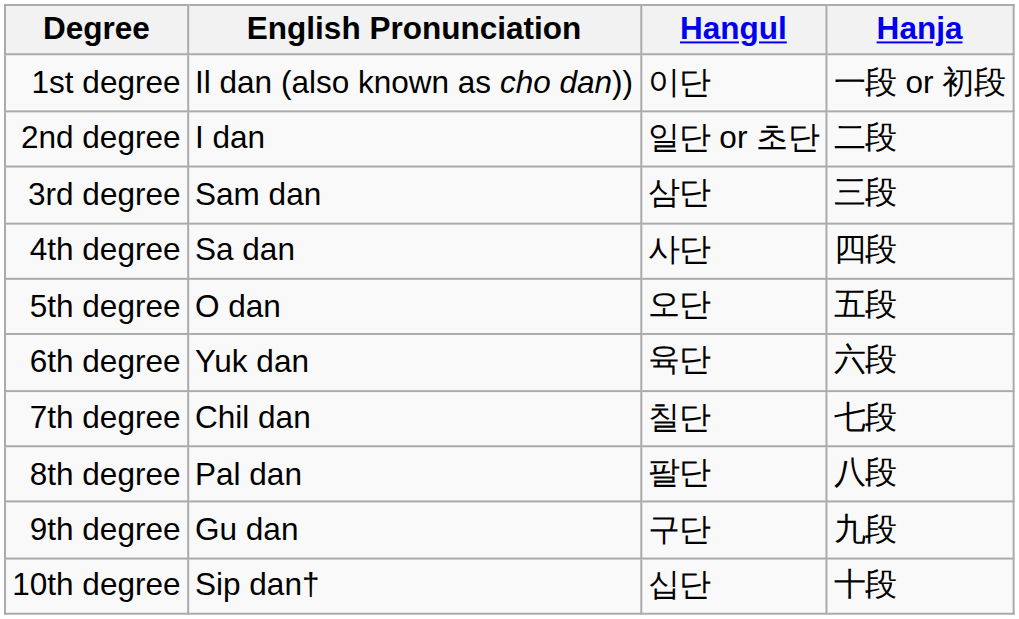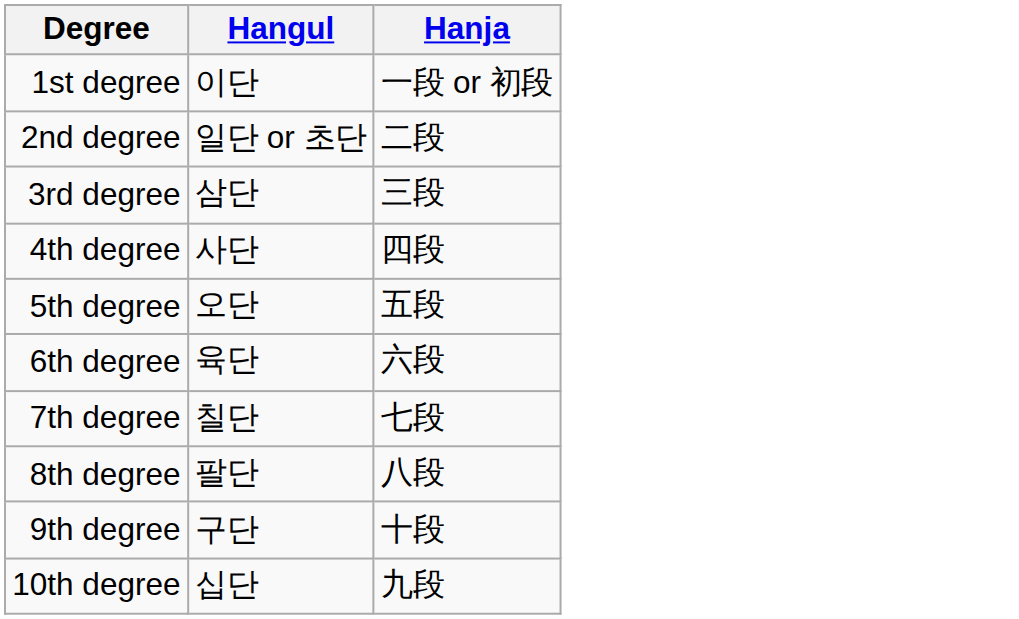- column: (414, 29)
(865, 528) 九段 -> (413, 528) 十段
(865, 584) 十段 -> (413, 584) 九段
